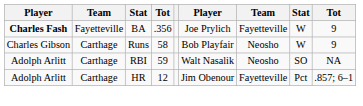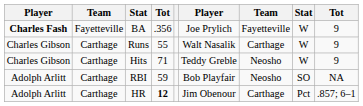(163, 45) 58 -> (163, 45) 55
(208, 45) Bob Playfair -> (209, 45) Walt Nasalik
(263, 45) Neosho -> (266, 45) Carthage
+ row: (138, 61)
(208, 61) Walt Nasalik -> (209, 77) Bob Playfair
(163, 77) normal -> (163, 93) bold
(263, 77) Fayetteville -> (266, 93) Carthage
